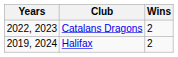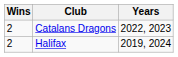columns swapped: (159, 12) <-> (32, 12)
